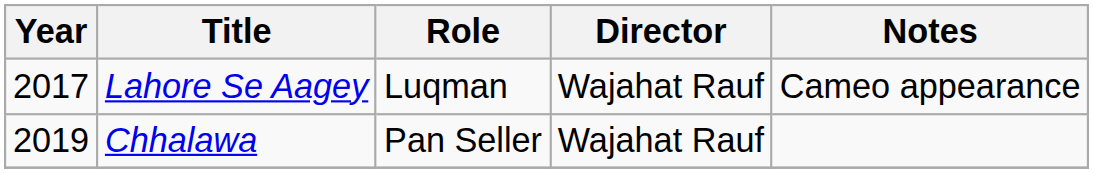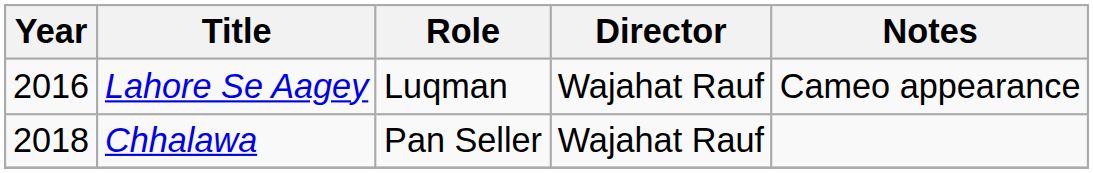(51, 85) 2017 -> (51, 85) 2016
(51, 140) 2019 -> (51, 140) 2018
